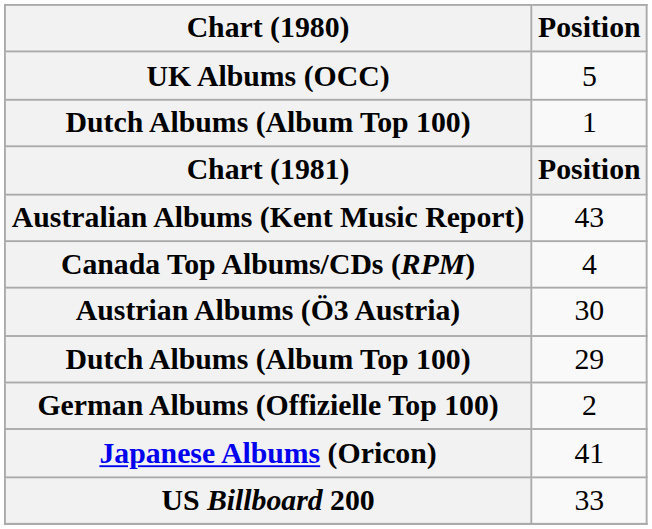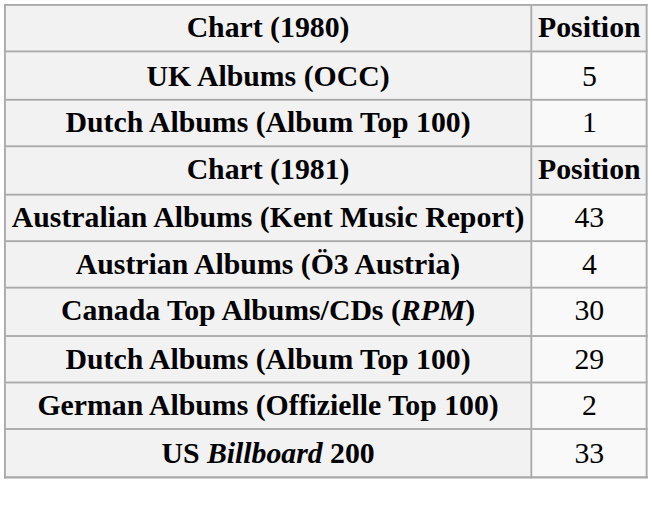(268, 264) Canada Top Albums/CDs (RPM) -> (268, 264) Austrian Albums (Ö3 Austria)
(268, 311) Austrian Albums (Ö3 Austria) -> (268, 311) Canada Top Albums/CDs (RPM)
- row: (589, 452)
